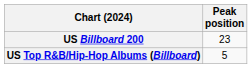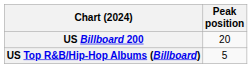(225, 39) 23 -> (225, 39) 20
